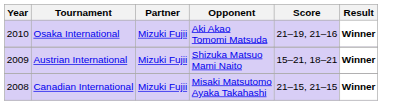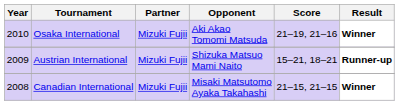(359, 61) Winner -> (367, 61) Runner-up
